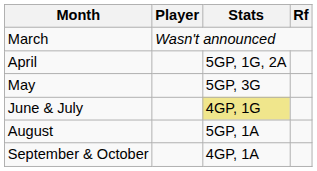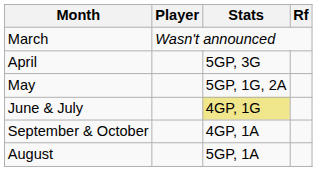(246, 62) 5GP, 1G, 2A -> (233, 62) 5GP, 3G
(233, 85) 5GP, 3G -> (246, 85) 5GP, 1G, 2A
rows swapped: (30, 131) <-> (78, 154)
